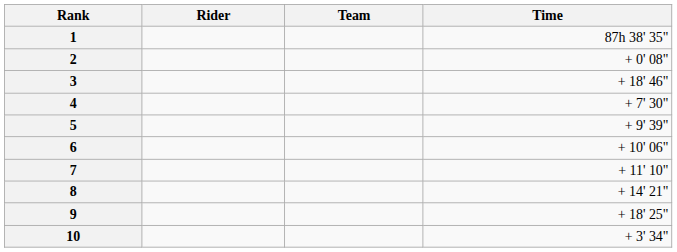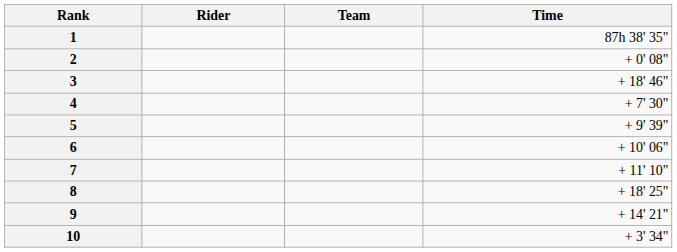(643, 192) + 14' 21" -> (643, 192) + 18' 25"
(643, 214) + 18' 25" -> (643, 214) + 14' 21"
